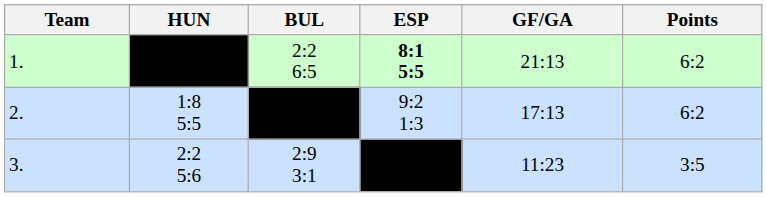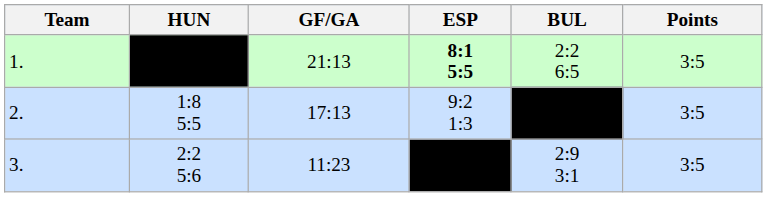columns swapped: (304, 19) <-> (542, 19)
(692, 60) 6:2 -> (692, 60) 3:5
(692, 113) 6:2 -> (692, 113) 3:5
